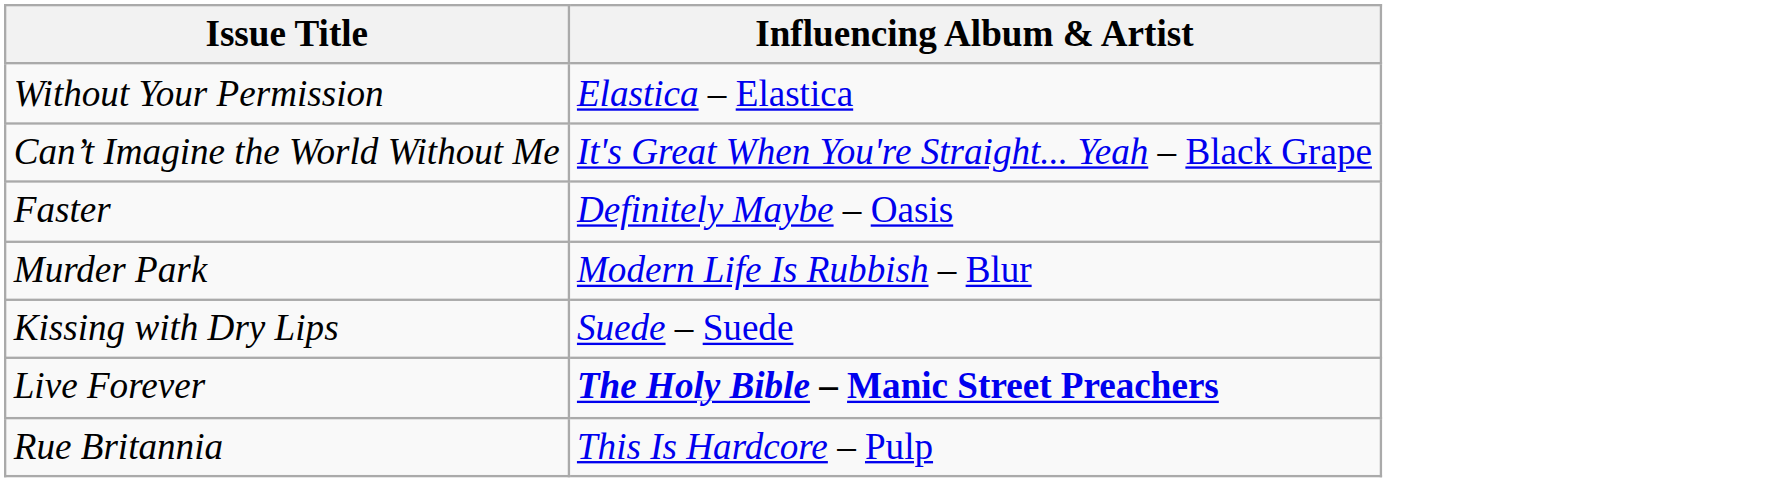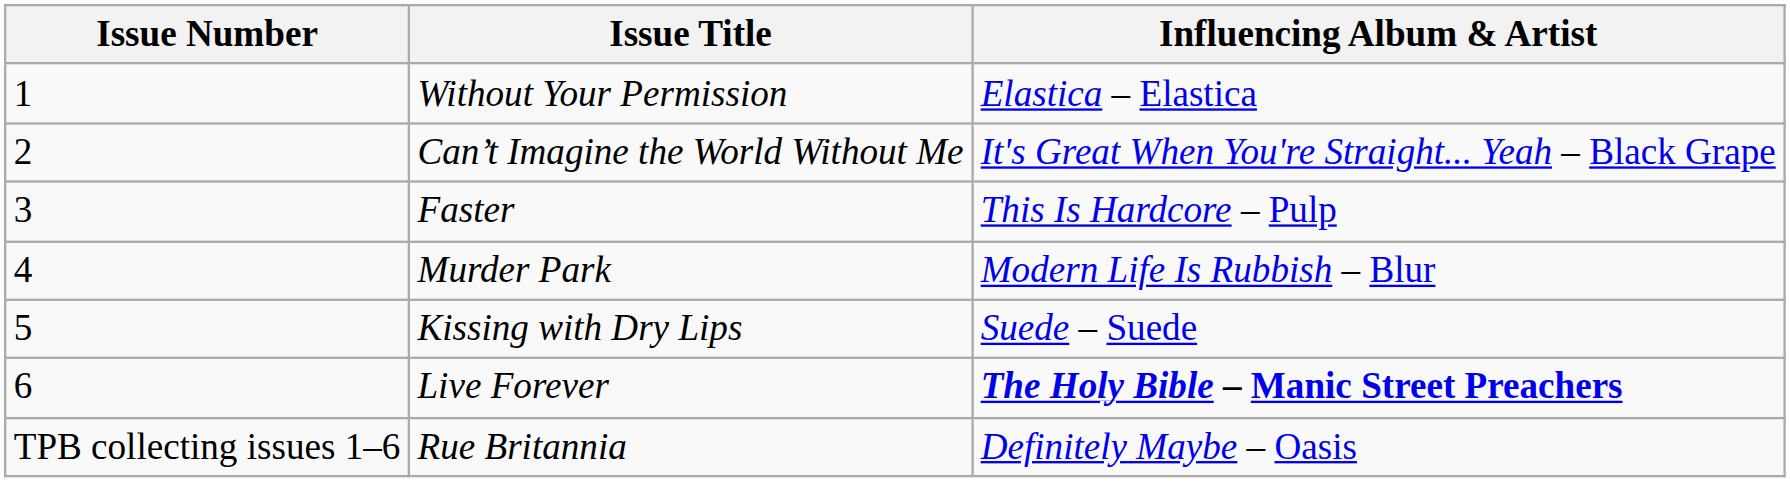+ column: (207, 33)
(765, 210) Definitely Maybe – Oasis -> (1159, 210) This Is Hardcore – Pulp
(755, 446) This Is Hardcore – Pulp -> (1169, 446) Definitely Maybe – Oasis
